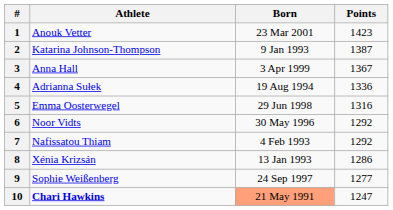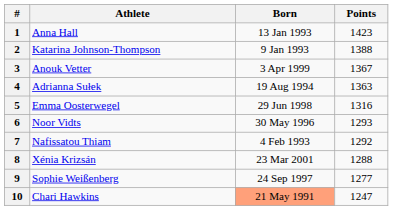(62, 32) Anouk Vetter -> (55, 32) Anna Hall
(285, 32) 23 Mar 2001 -> (285, 32) 13 Jan 1993
(361, 50) 1387 -> (361, 50) 1388
(55, 68) Anna Hall -> (62, 68) Anouk Vetter
(361, 87) 1336 -> (361, 87) 1363
(361, 123) 1292 -> (361, 123) 1293
(285, 160) 13 Jan 1993 -> (285, 160) 23 Mar 2001
(361, 160) 1286 -> (361, 160) 1288
(68, 196) bold -> (65, 196) normal
